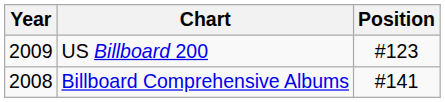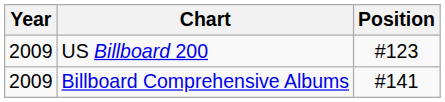(31, 81) 2008 -> (31, 81) 2009
